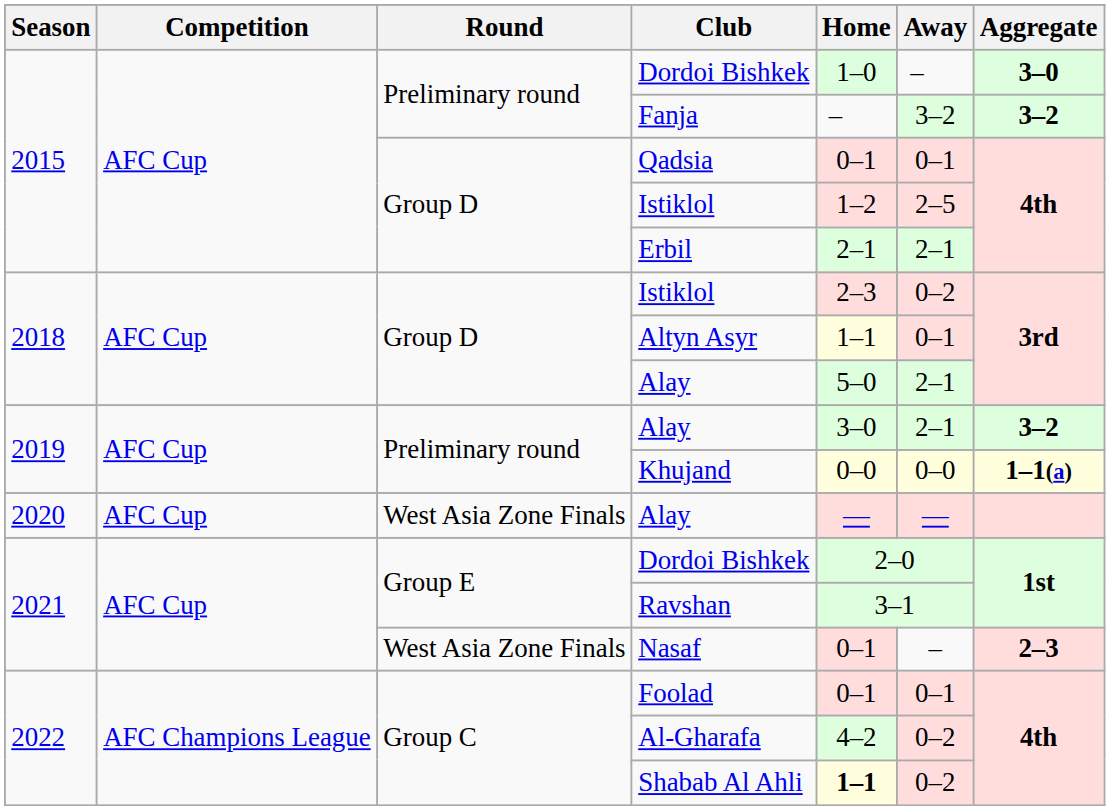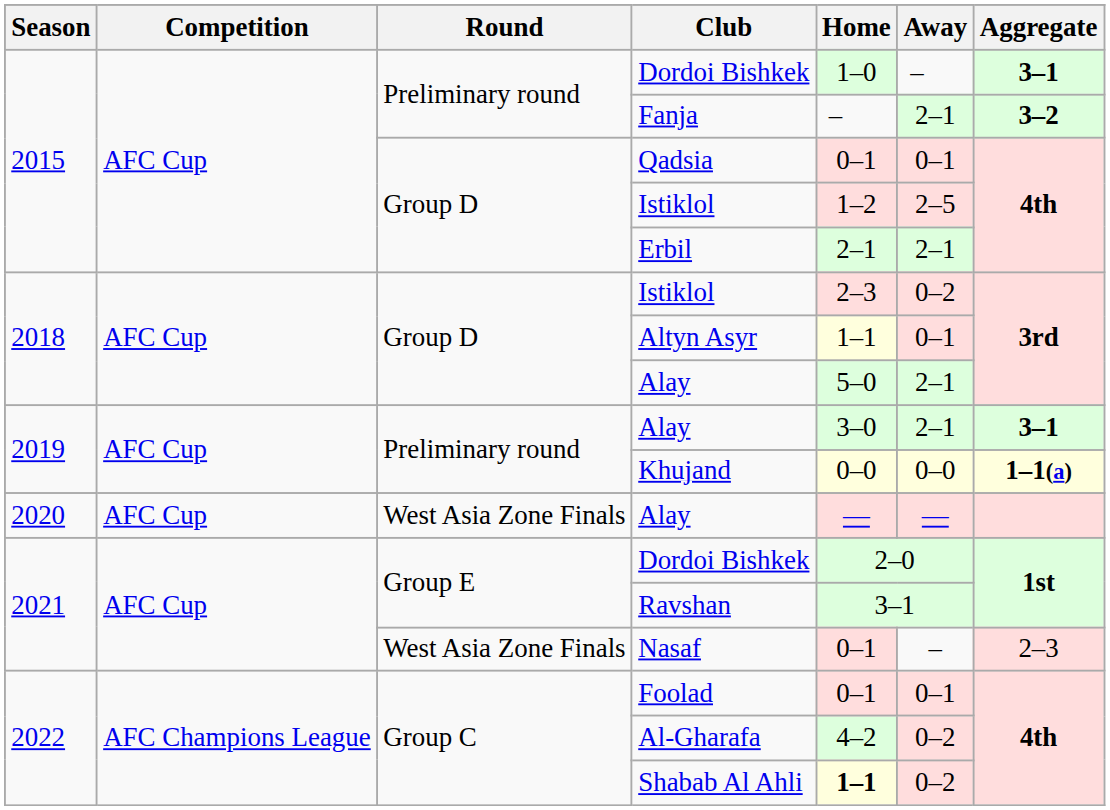(1039, 71) 3–0 -> (1039, 71) 3–1
(935, 115) 3–2 -> (935, 115) 2–1
(1039, 426) 3–2 -> (1039, 426) 3–1
(1039, 648) bold -> (1039, 648) normal
